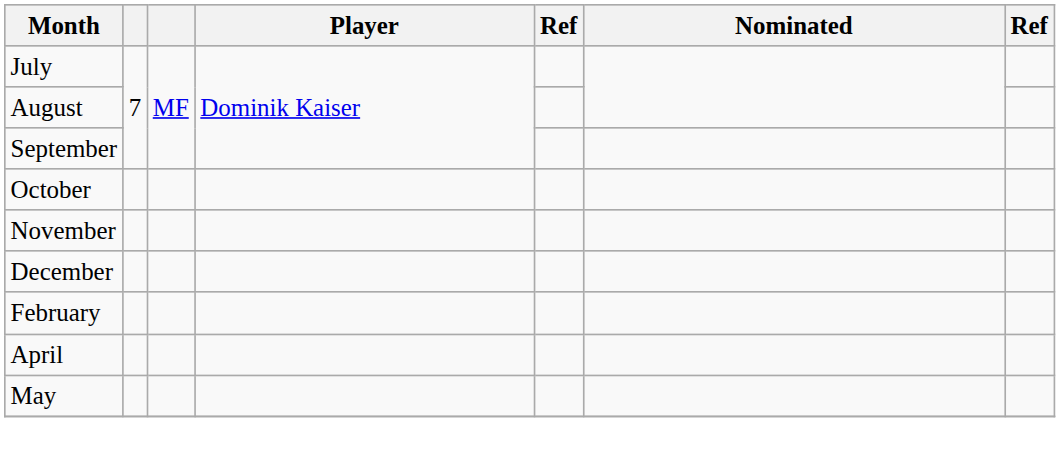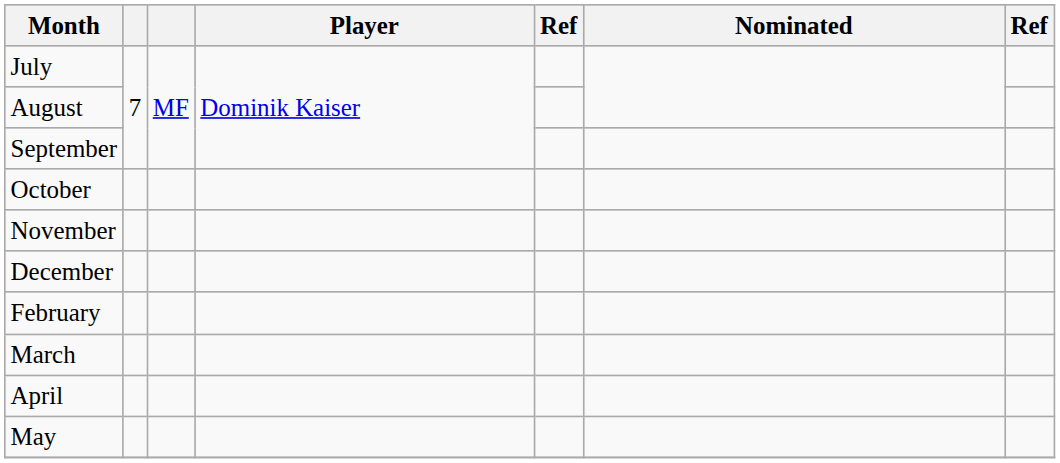+ row: (43, 354)
